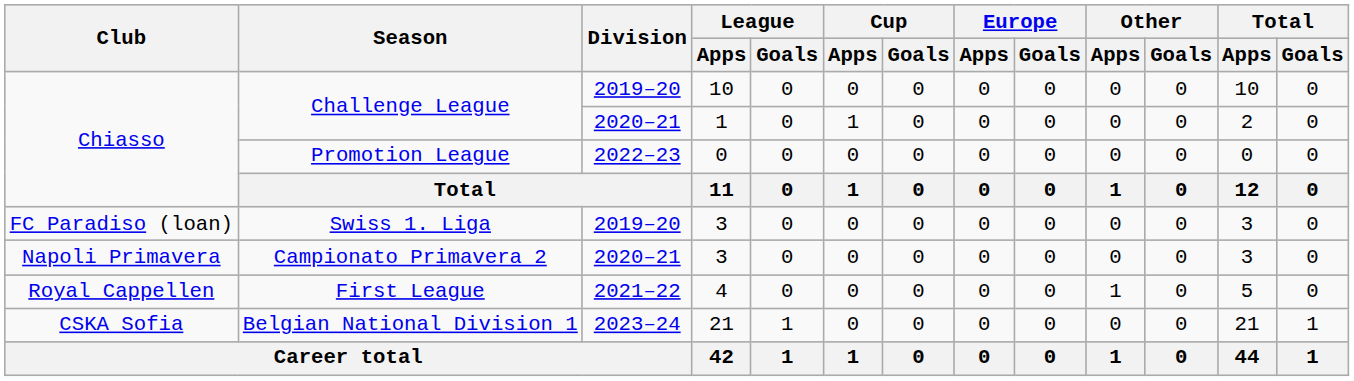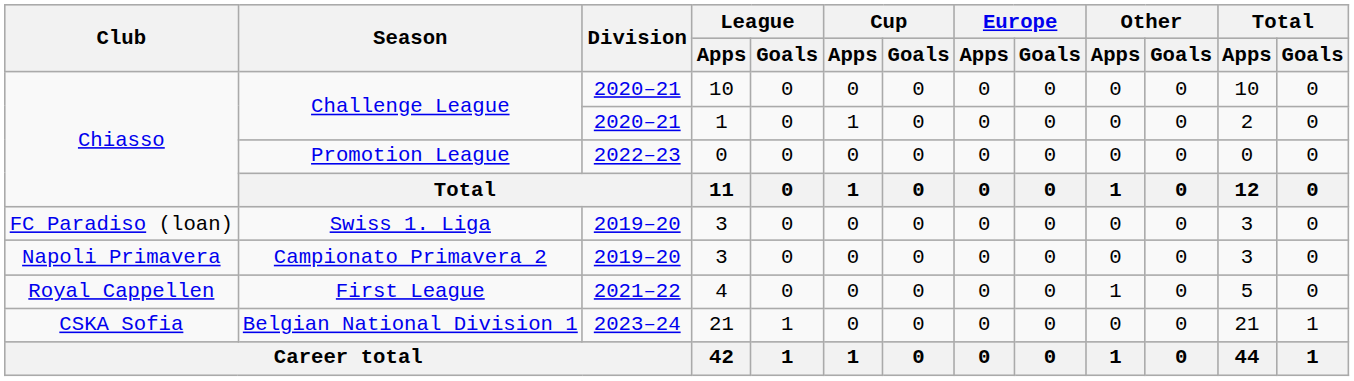(637, 89) 2019–20 -> (637, 89) 2020–21
(637, 257) 2020–21 -> (637, 257) 2019–20
